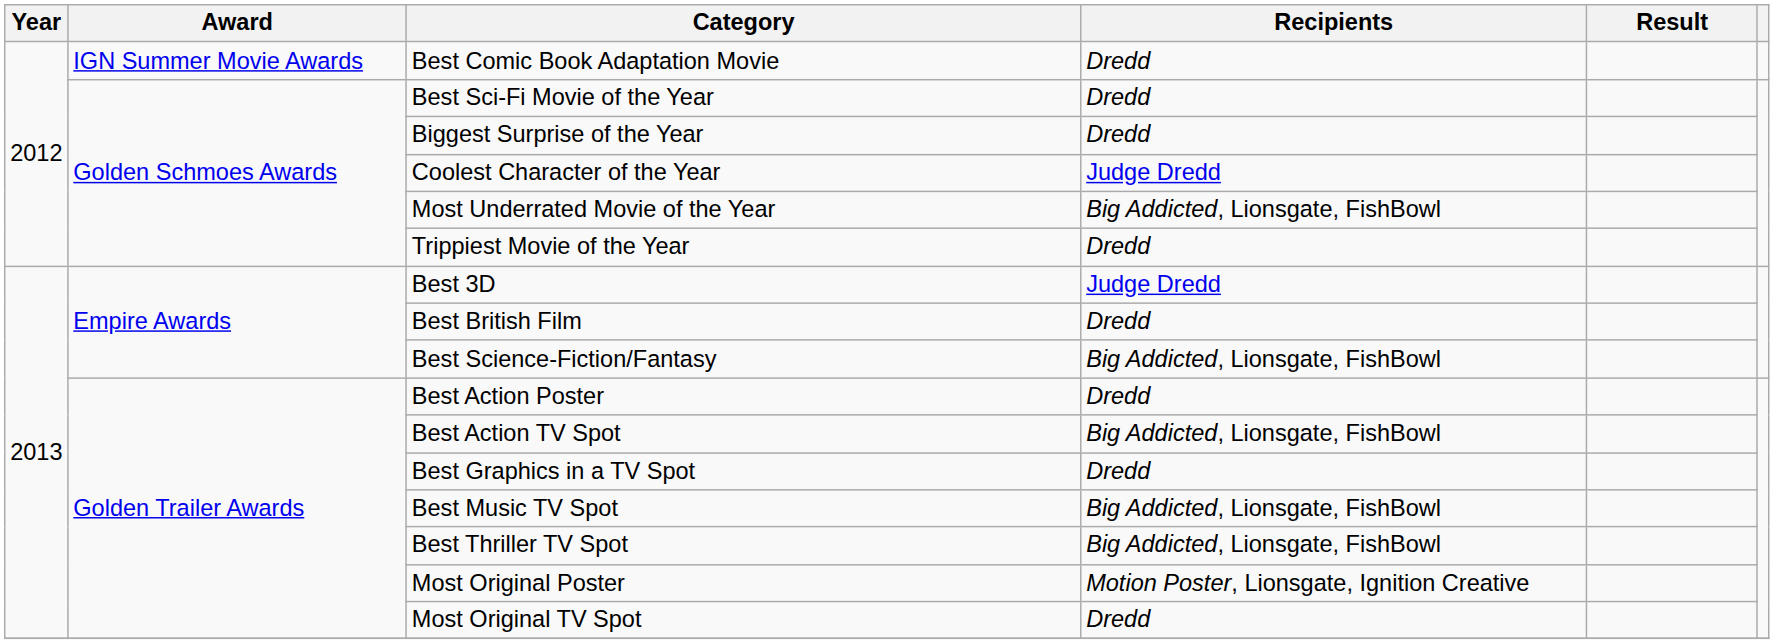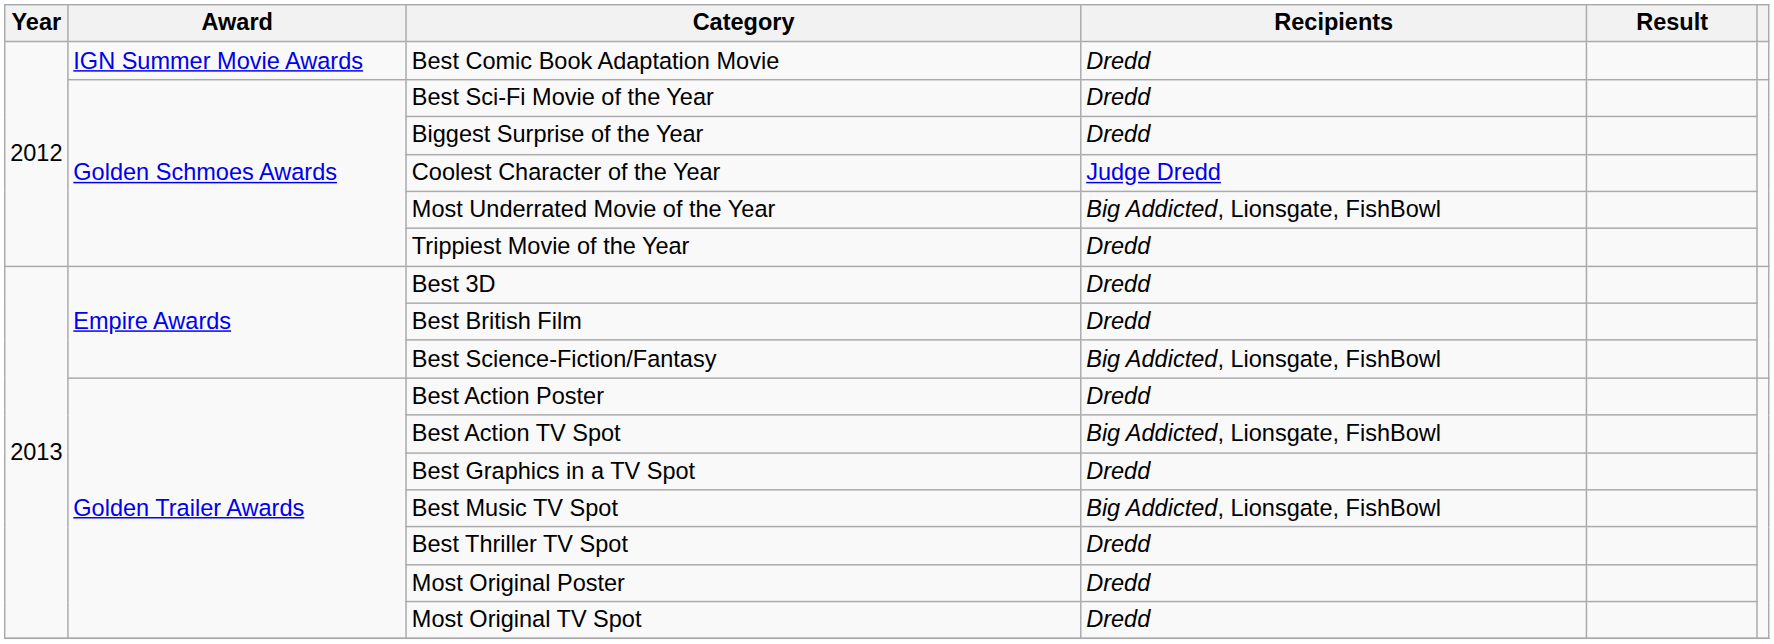(1154, 284) Judge Dredd -> (1118, 284) Dredd
(1264, 545) Big Addicted, Lionsgate, FishBowl -> (1118, 545) Dredd
(1308, 582) Motion Poster, Lionsgate, Ignition Creative -> (1118, 582) Dredd
